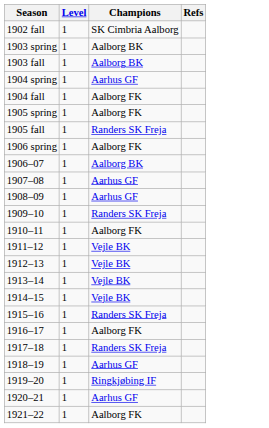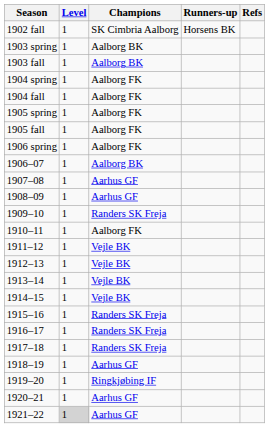+ column: (210, 12)
(115, 79) Aarhus GF -> (117, 79) Aalborg FK
(129, 130) Randers SK Freja -> (117, 130) Aalborg FK
(117, 331) Aalborg FK -> (129, 331) Randers SK Freja
(64, 414) no background -> (64, 414) lightgrey background
(117, 414) Aalborg FK -> (115, 414) Aarhus GF
